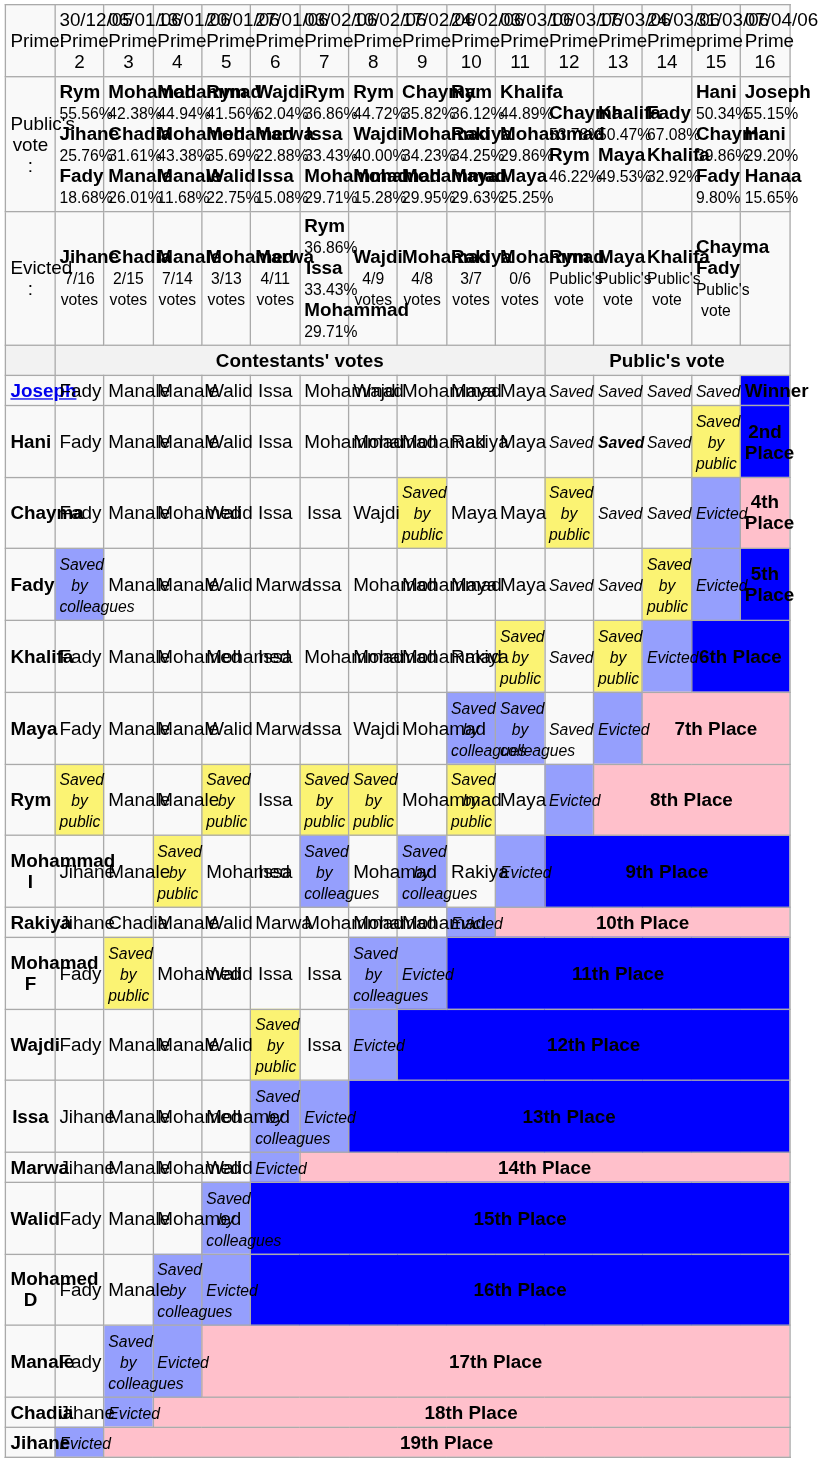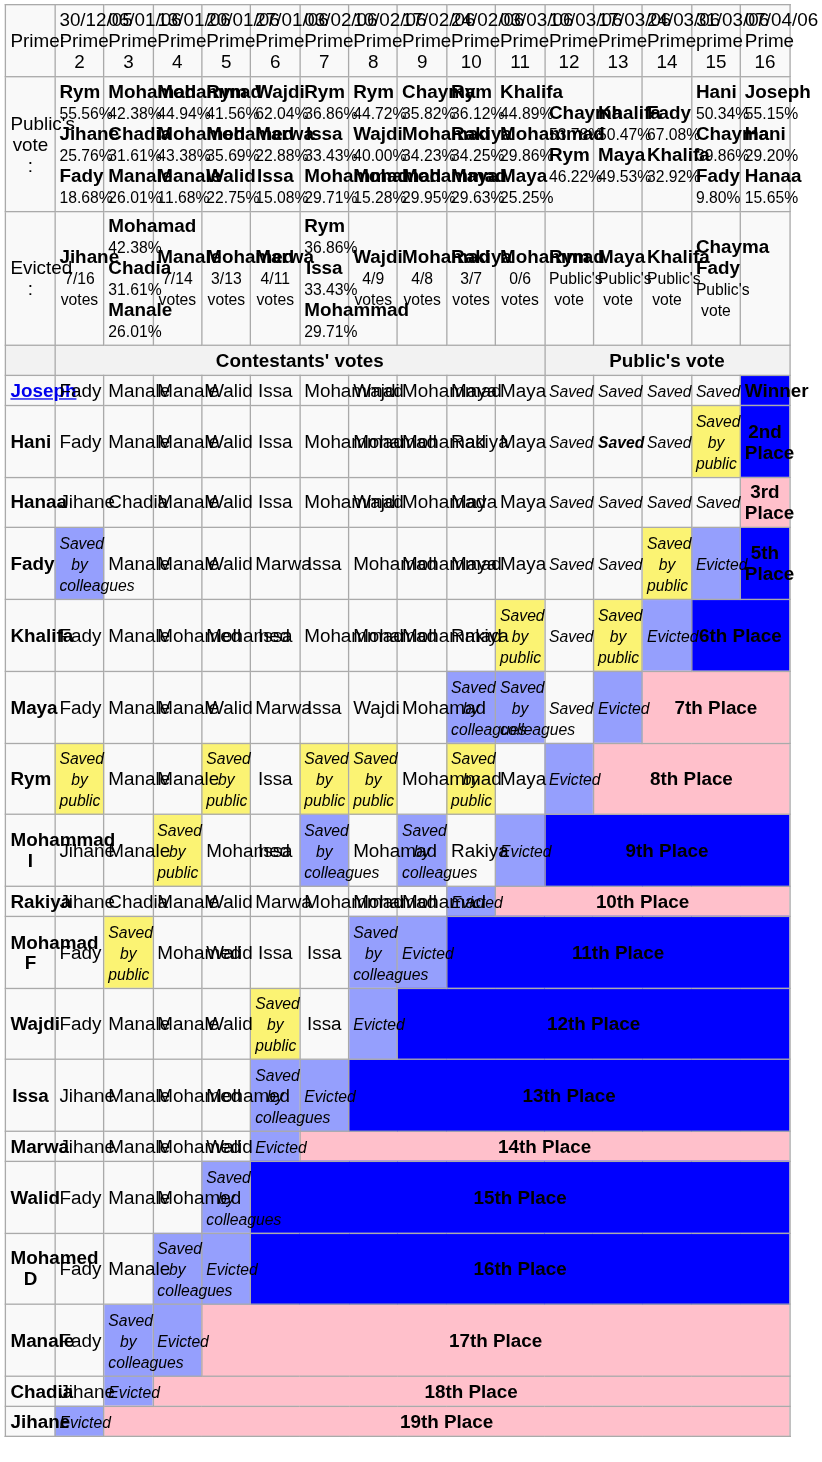(140, 279) Chadia 2/15 votes -> (152, 279) Mohamad 42.38% Chadia 31.61% Manale 26.01%
+ row: (39, 503)
- row: (47, 513)
